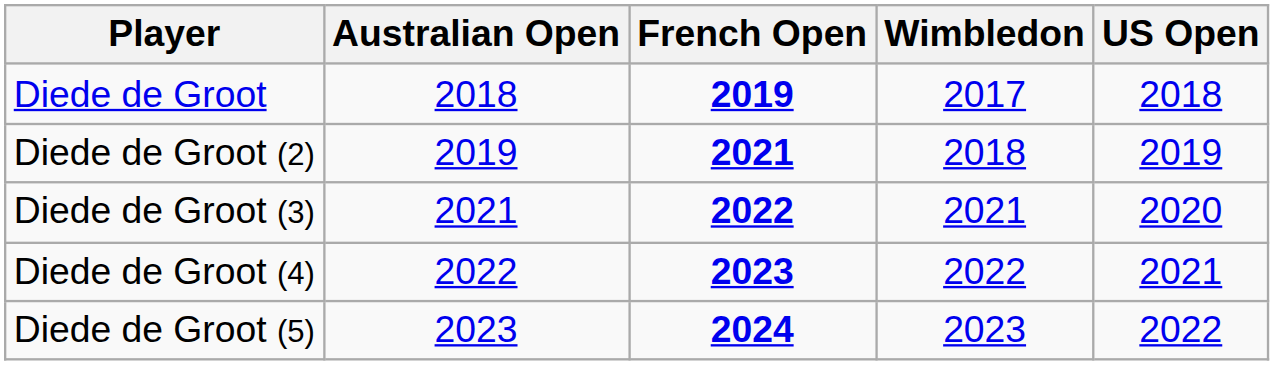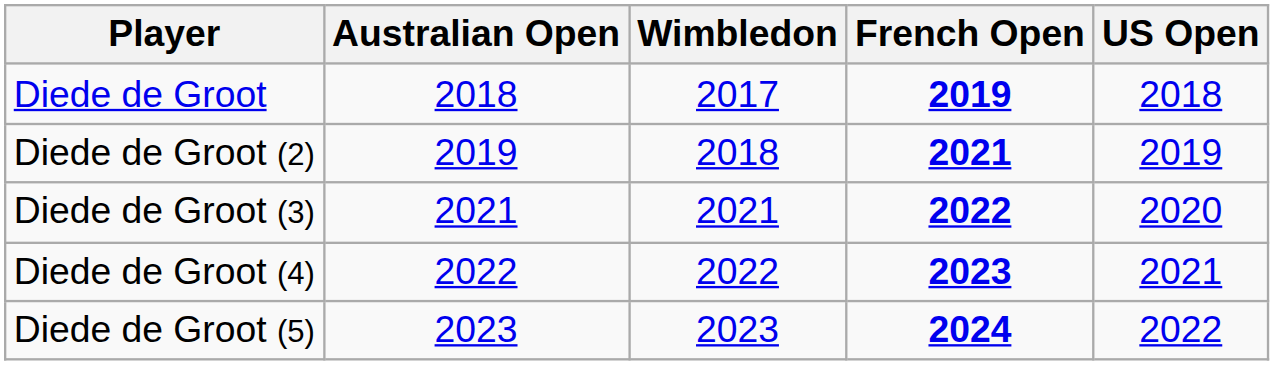columns swapped: (752, 34) <-> (985, 34)
